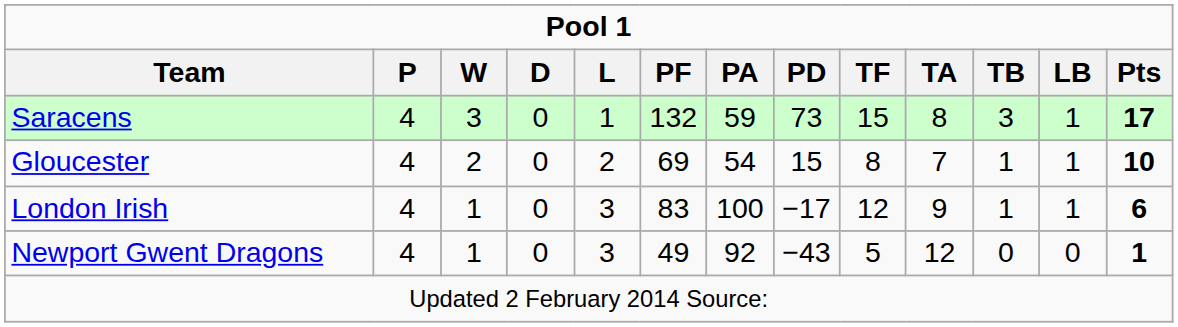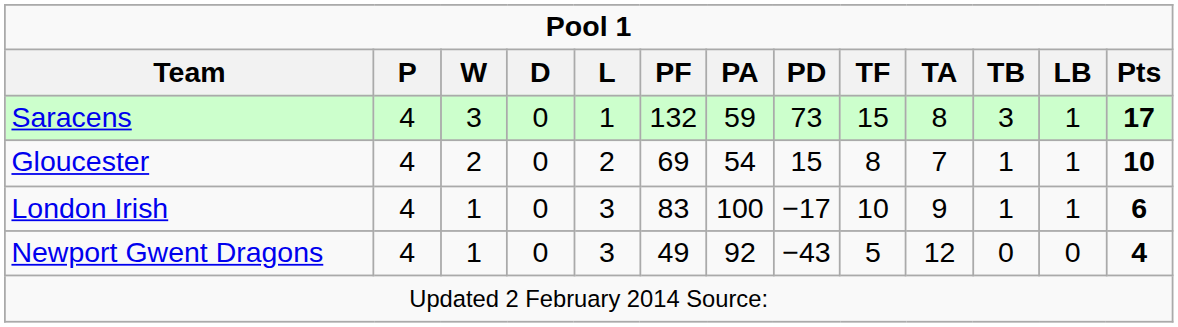(873, 207) 12 -> (873, 207) 10
(1139, 252) 1 -> (1139, 252) 4
